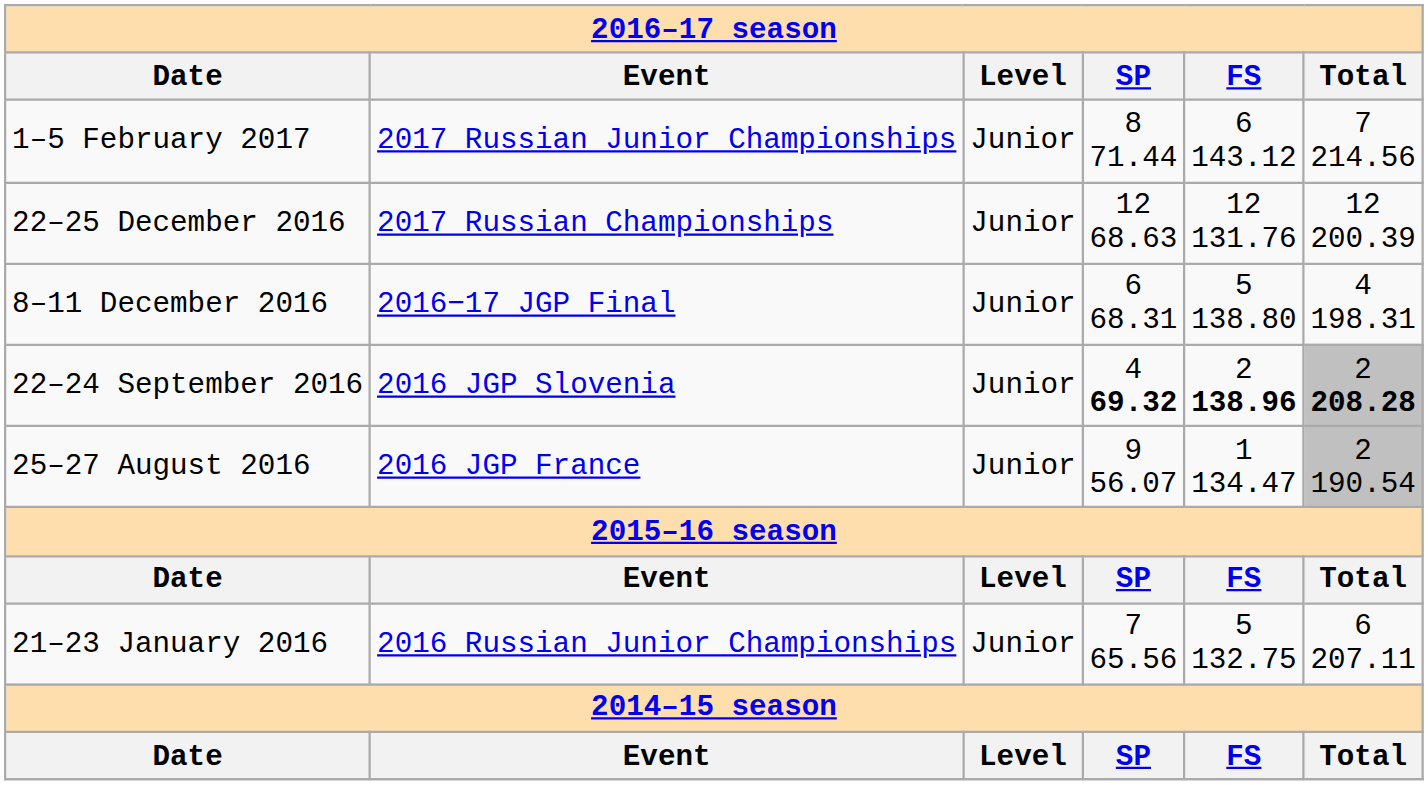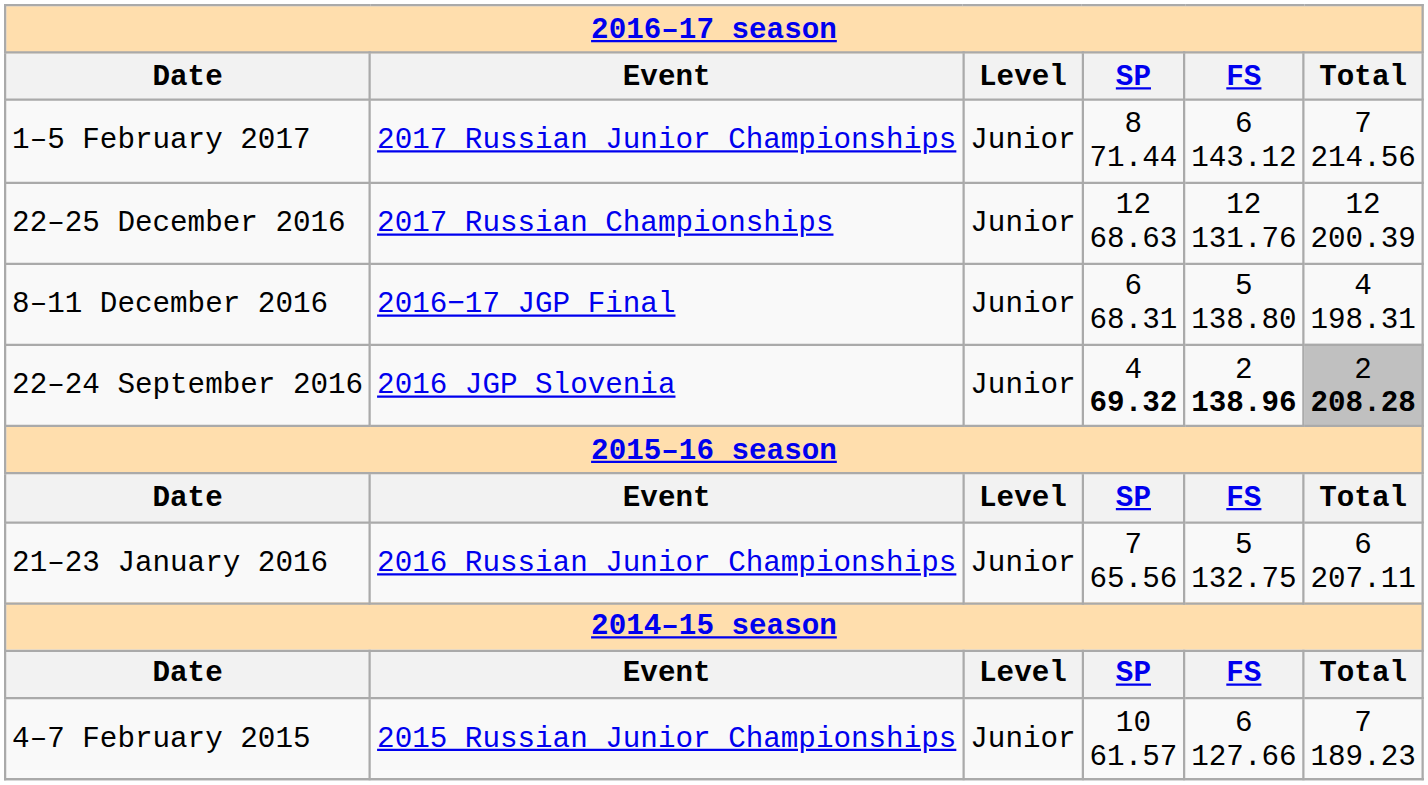- row: (161, 467)
+ row: (161, 739)
